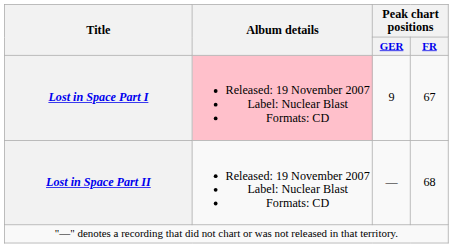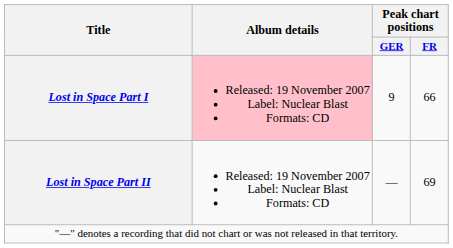(430, 97) 67 -> (430, 97) 66
(430, 182) 68 -> (430, 182) 69
